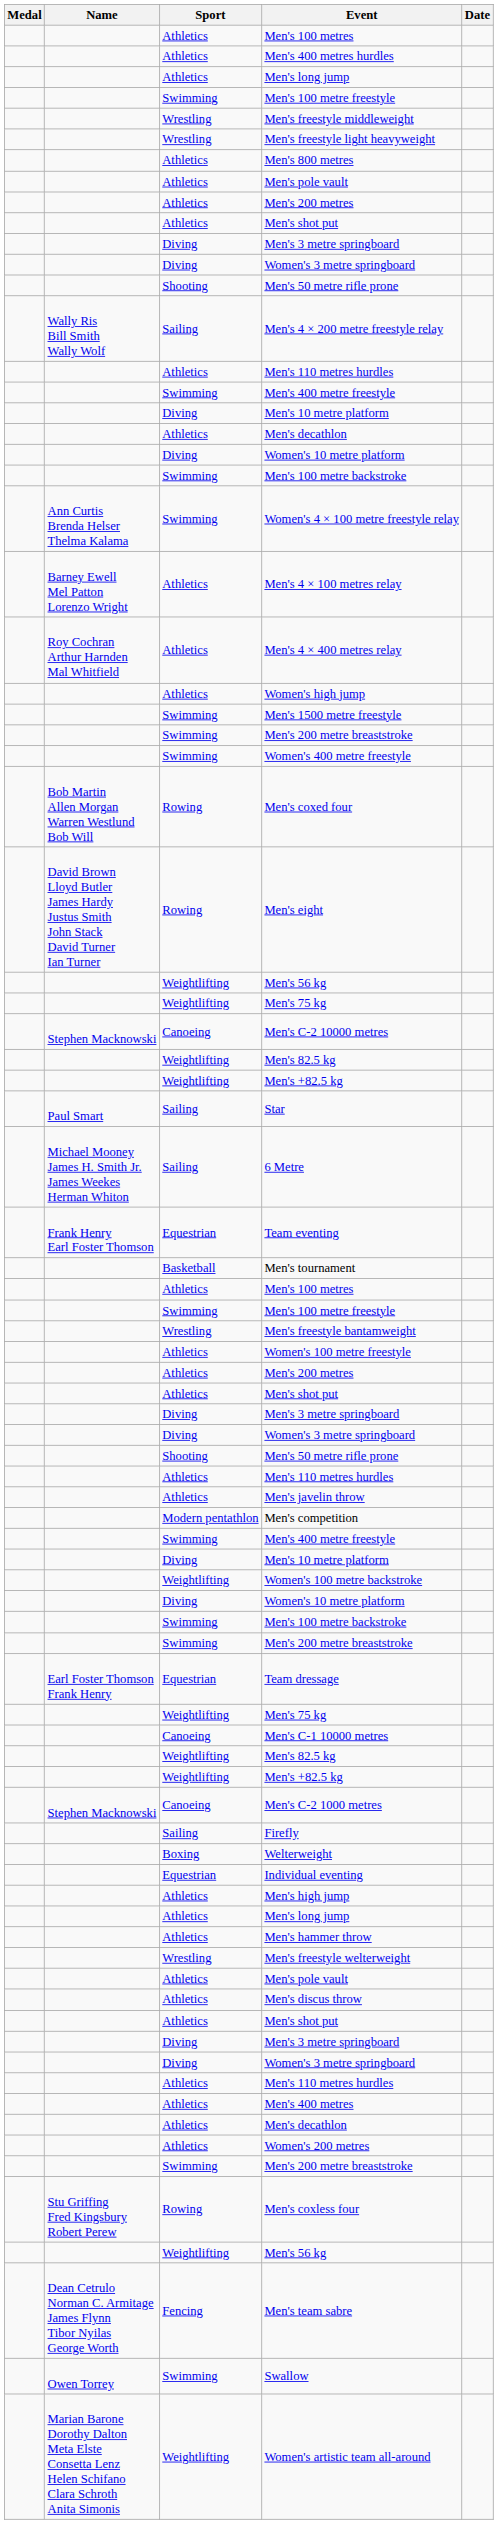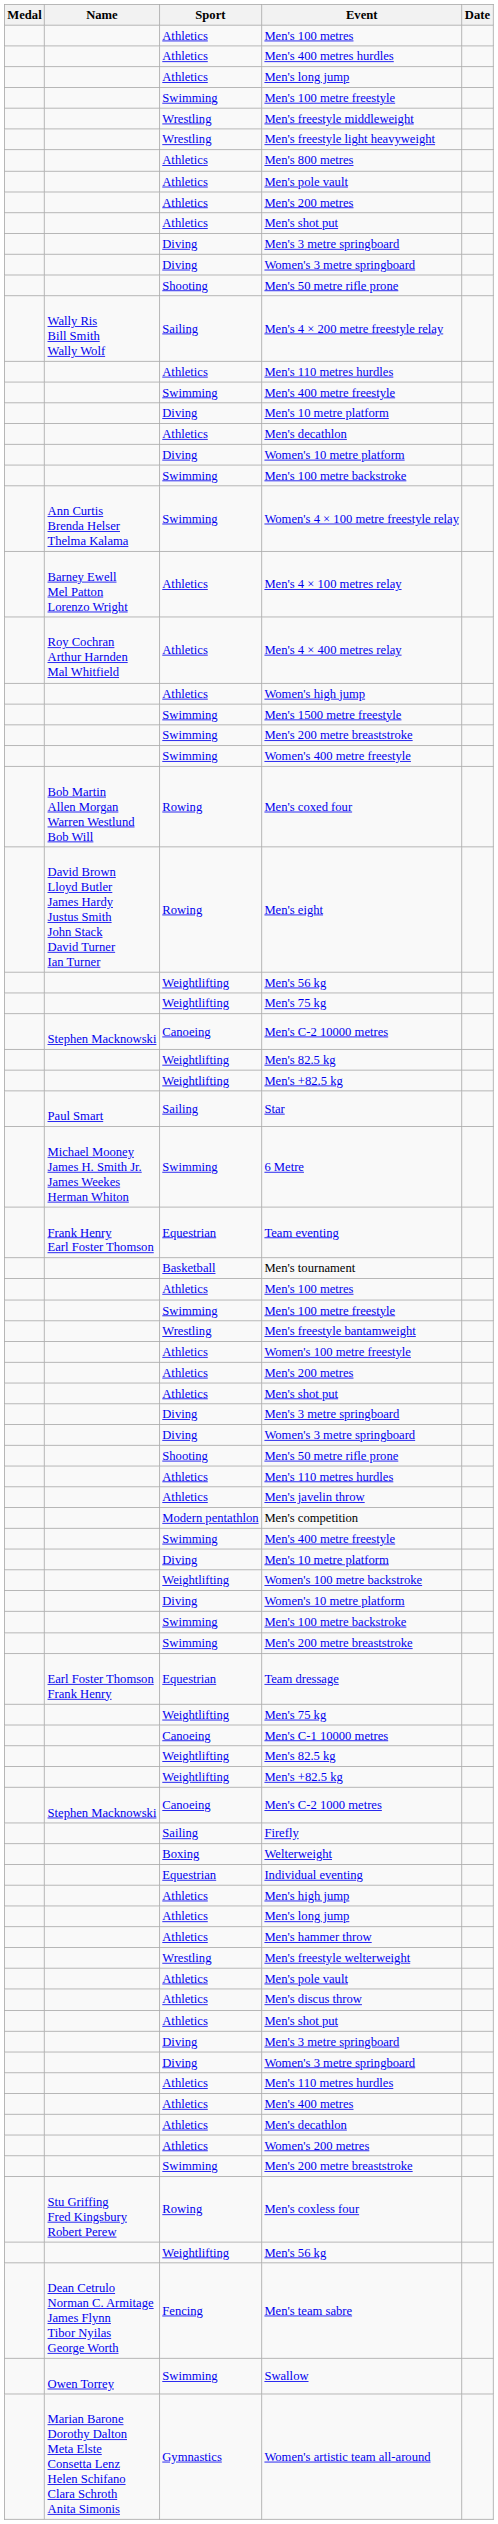(180, 1167) Sailing -> (190, 1167) Swimming
(196, 2457) Weightlifting -> (192, 2457) Gymnastics
